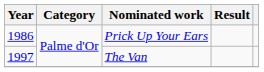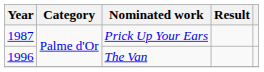(21, 35) 1986 -> (21, 35) 1987
(21, 56) 1997 -> (21, 56) 1996
